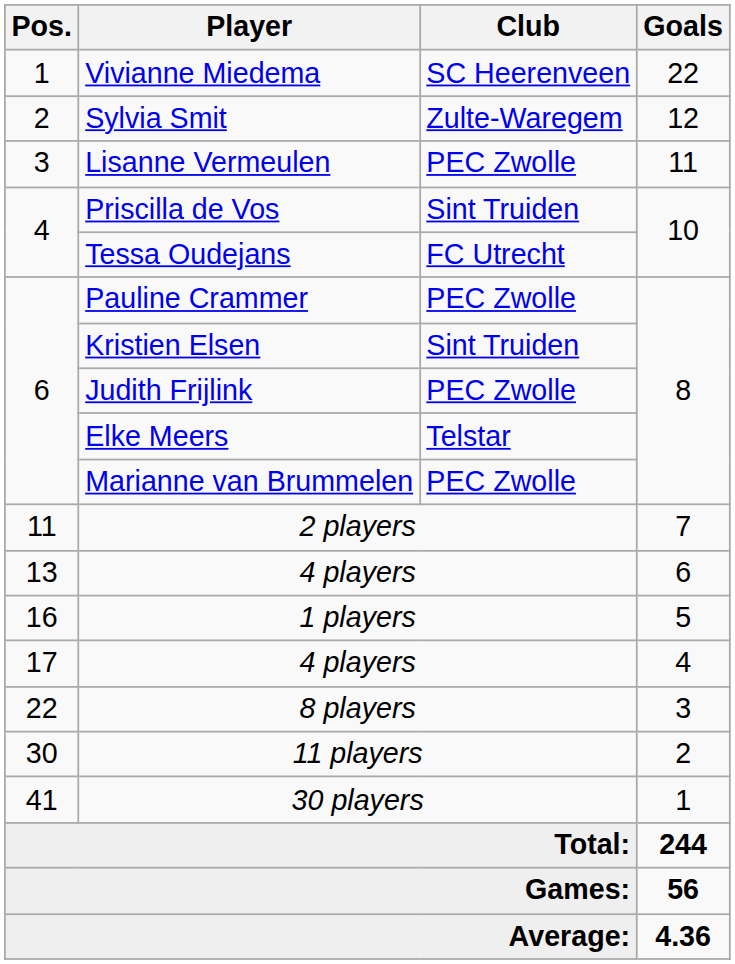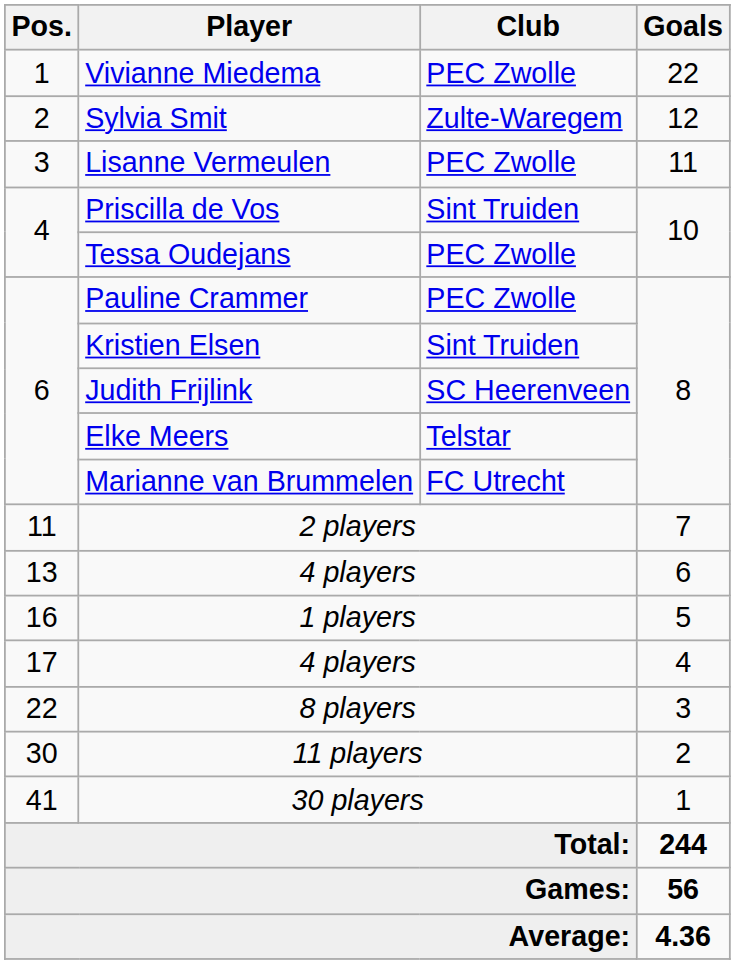(528, 72) SC Heerenveen -> (501, 72) PEC Zwolle
(496, 254) FC Utrecht -> (501, 254) PEC Zwolle
(501, 390) PEC Zwolle -> (528, 390) SC Heerenveen
(501, 481) PEC Zwolle -> (496, 481) FC Utrecht
